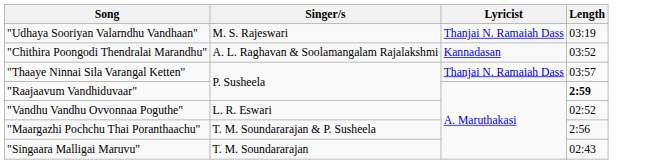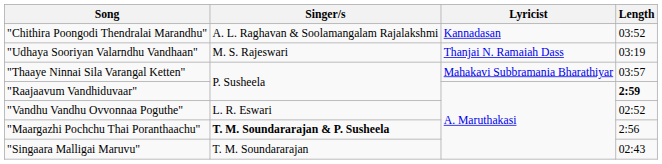rows swapped: (102, 33) <-> (107, 52)
(504, 72) Thanjai N. Ramaiah Dass -> (528, 72) Mahakavi Subbramania Bharathiyar
(294, 130) normal -> (301, 130) bold
